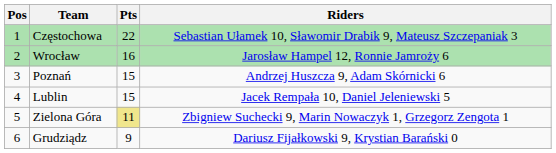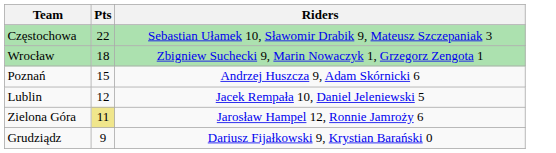- column: (17, 14)
(128, 55) 16 -> (103, 55) 18
(346, 55) Jarosław Hampel 12, Ronnie Jamroży 6 -> (320, 55) Zbigniew Suchecki 9, Marin Nowaczyk 1, Grzegorz Zengota 1
(128, 96) 15 -> (103, 96) 12
(346, 117) Zbigniew Suchecki 9, Marin Nowaczyk 1, Grzegorz Zengota 1 -> (320, 117) Jarosław Hampel 12, Ronnie Jamroży 6
